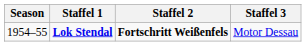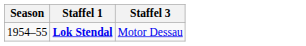- column: (173, 13)
